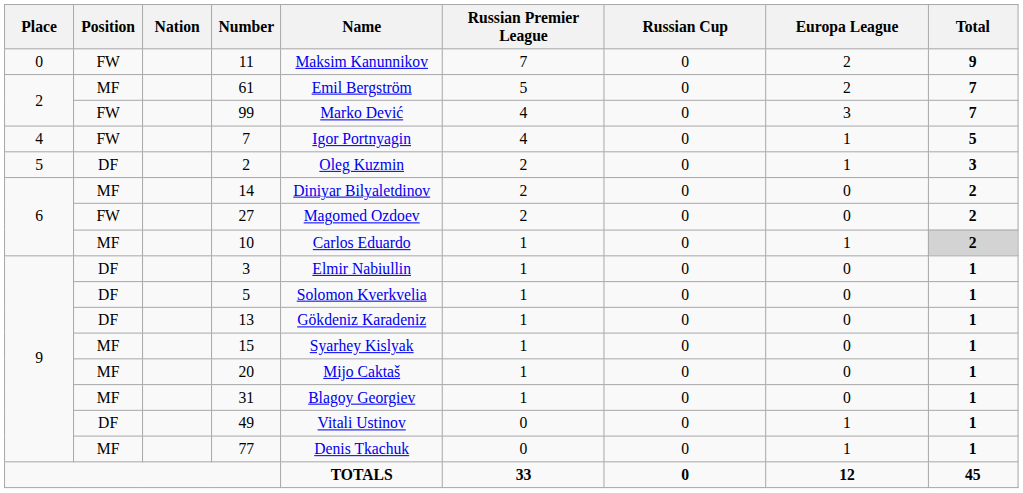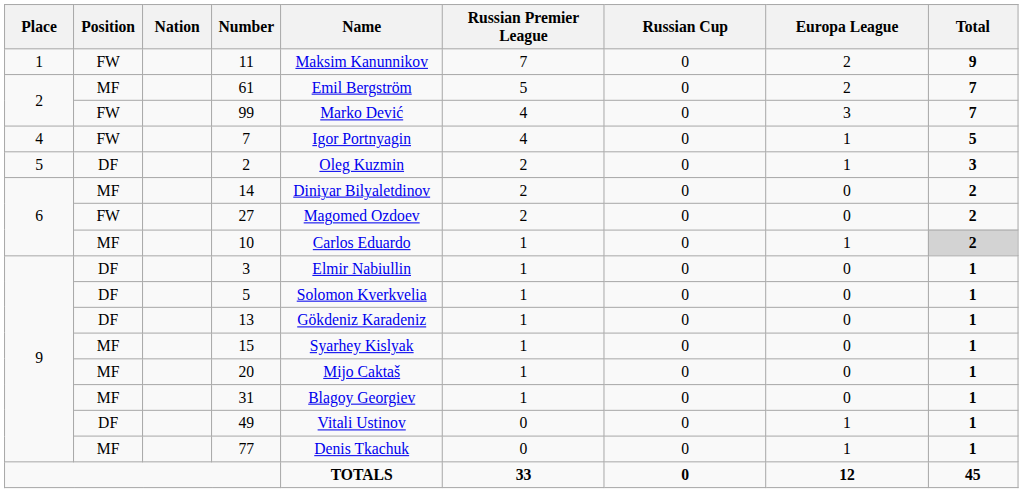(39, 61) 0 -> (39, 61) 1
